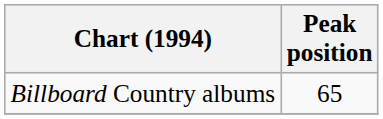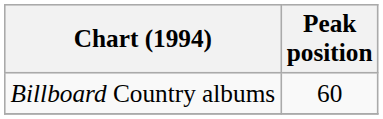(330, 93) 65 -> (330, 93) 60
